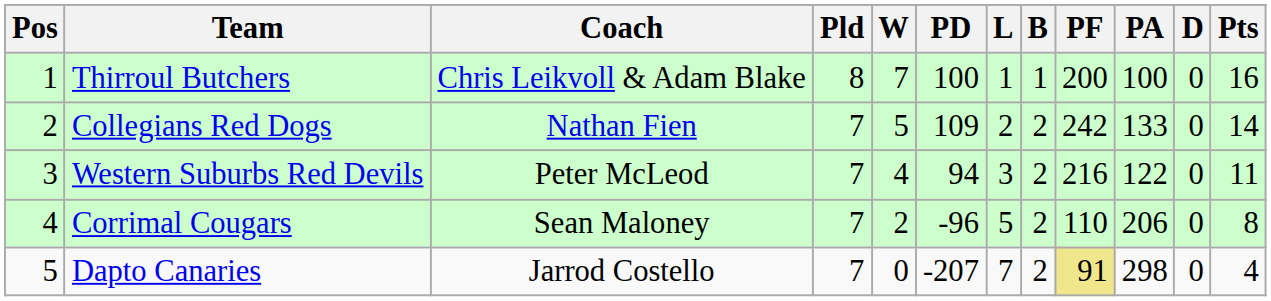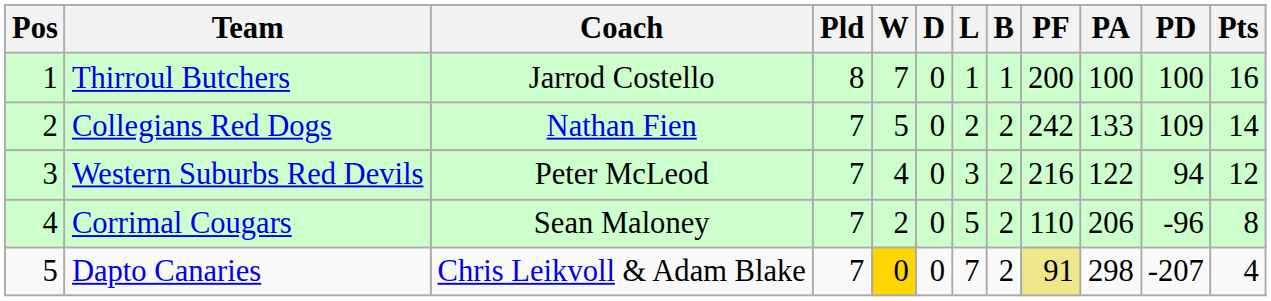columns swapped: (1193, 28) <-> (951, 28)
(622, 77) Chris Leikvoll & Adam Blake -> (622, 77) Jarrod Costello
(1244, 174) 11 -> (1243, 174) 12
(622, 271) Jarrod Costello -> (622, 271) Chris Leikvoll & Adam Blake
(901, 271) no background -> (901, 271) gold background
